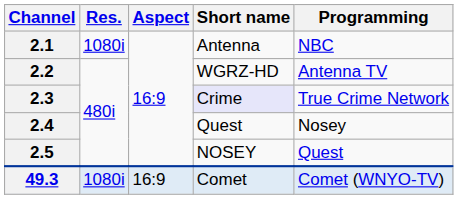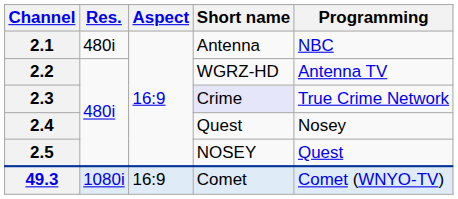(104, 44) 1080i -> (99, 44) 480i
